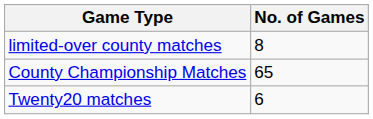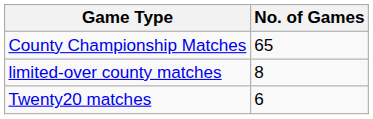rows swapped: (127, 72) <-> (115, 45)
